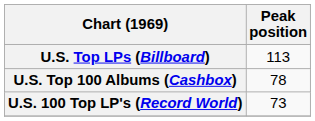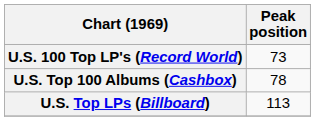rows swapped: (125, 56) <-> (125, 103)
